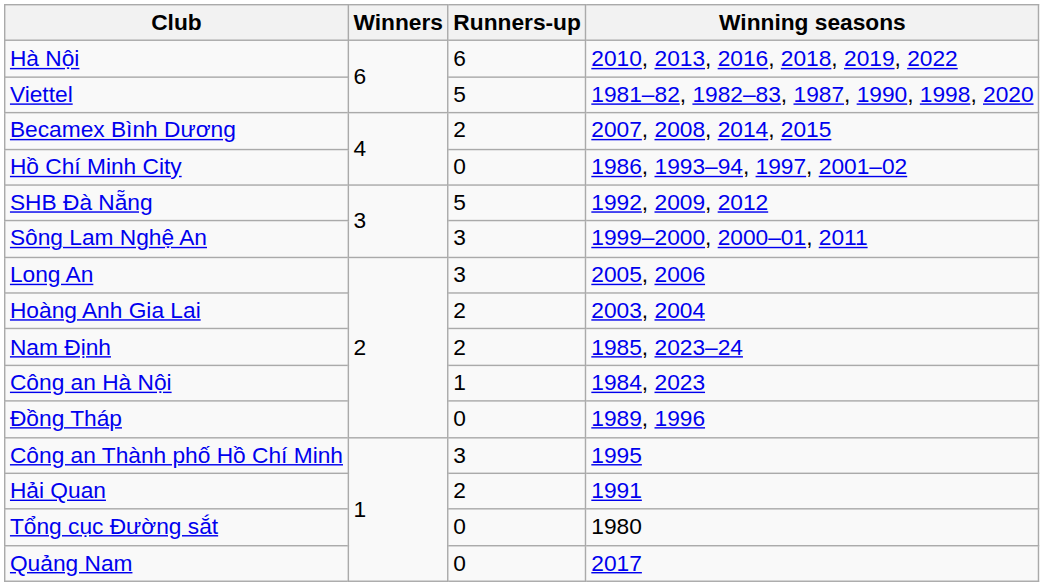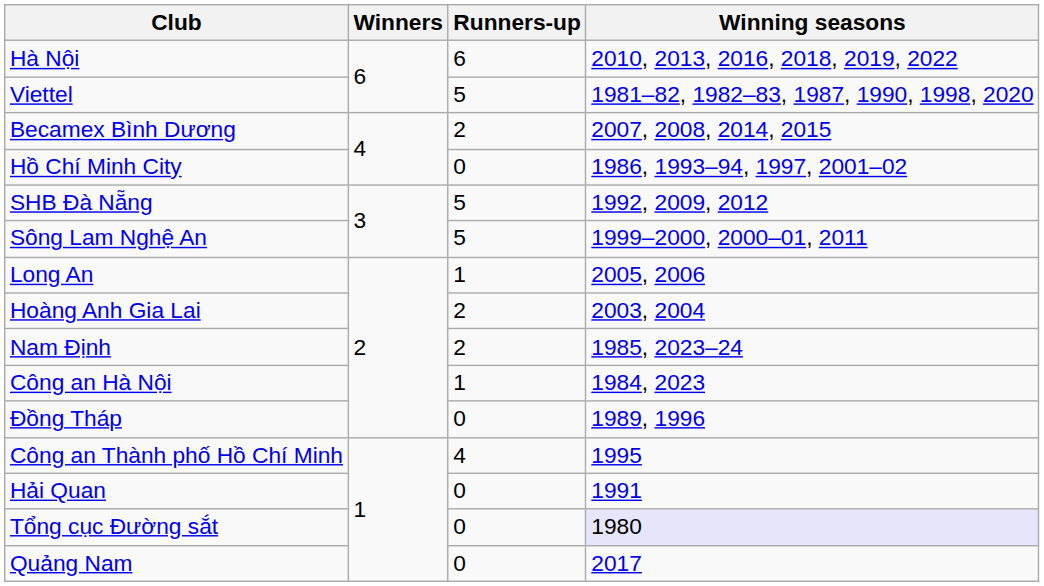(460, 238) 3 -> (460, 238) 5
(460, 274) 3 -> (460, 274) 1
(460, 454) 3 -> (460, 454) 4
(460, 490) 2 -> (460, 490) 0
(617, 526) no background -> (617, 526) lavender background
